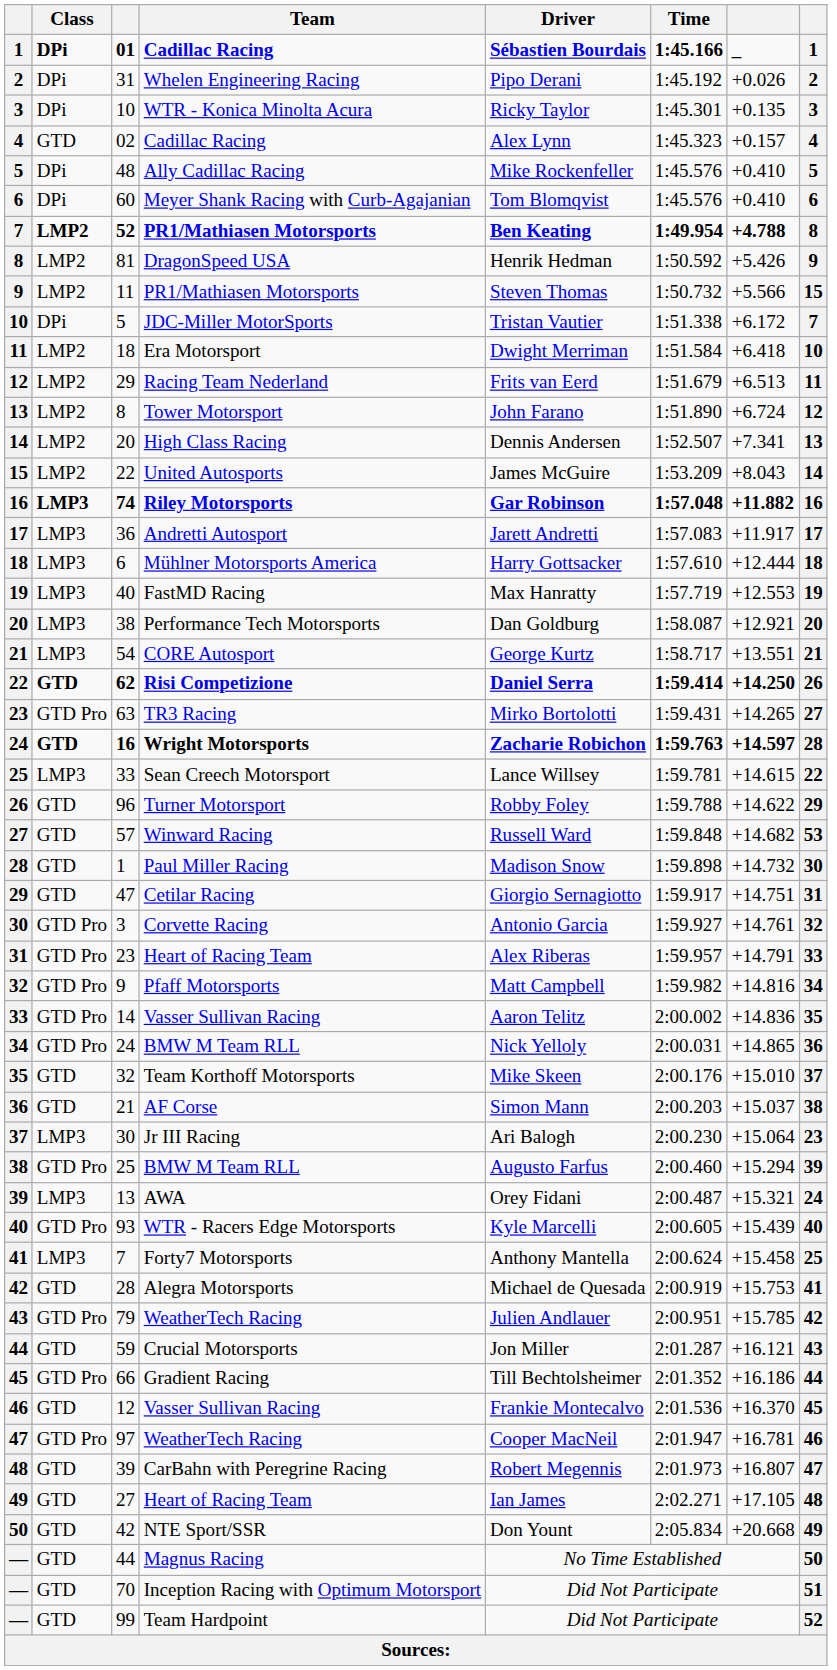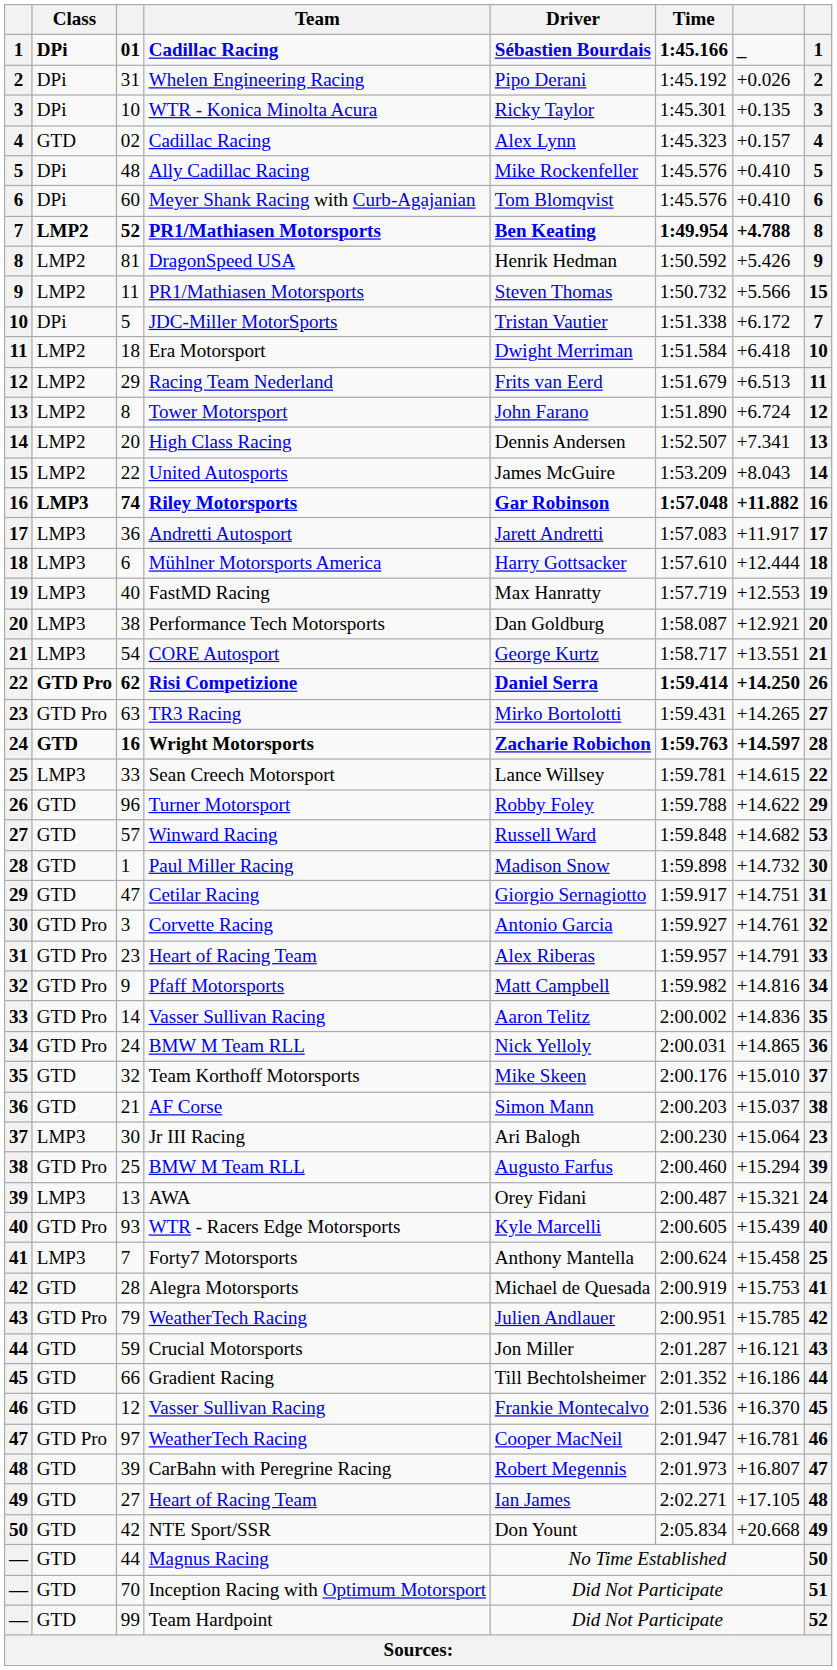(57, 683) GTD -> (74, 683) GTD Pro
(72, 1378) GTD Pro -> (56, 1378) GTD
